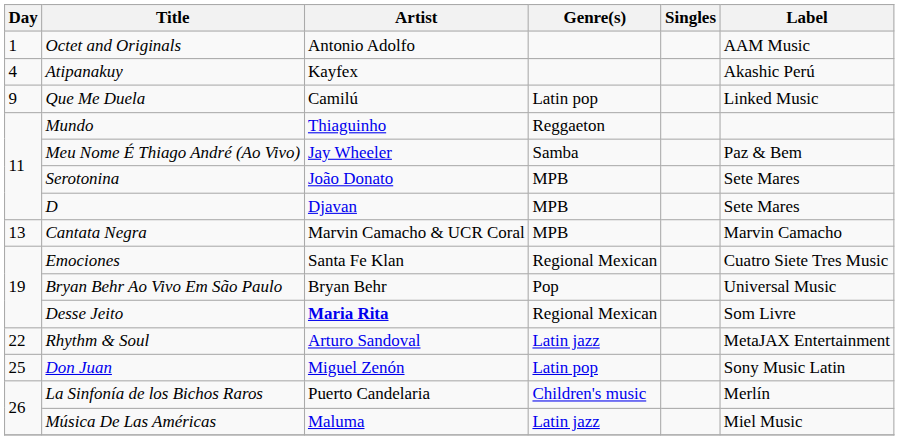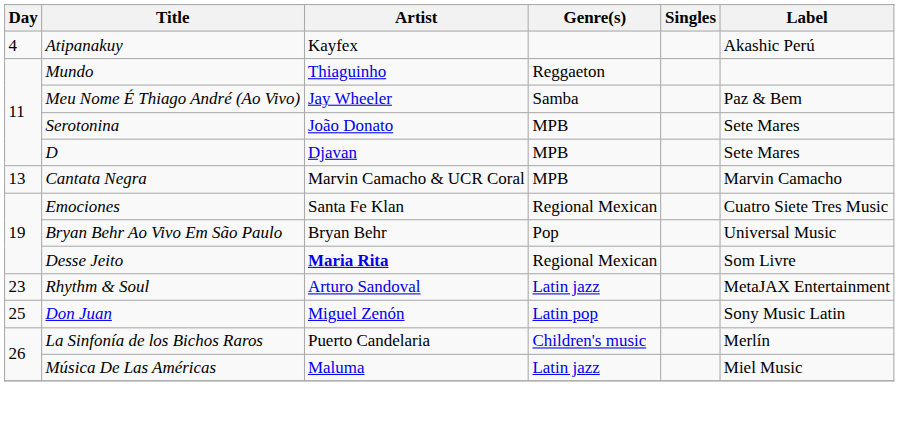- row: (113, 44)
- row: (95, 98)
(17, 340) 22 -> (17, 286) 23
